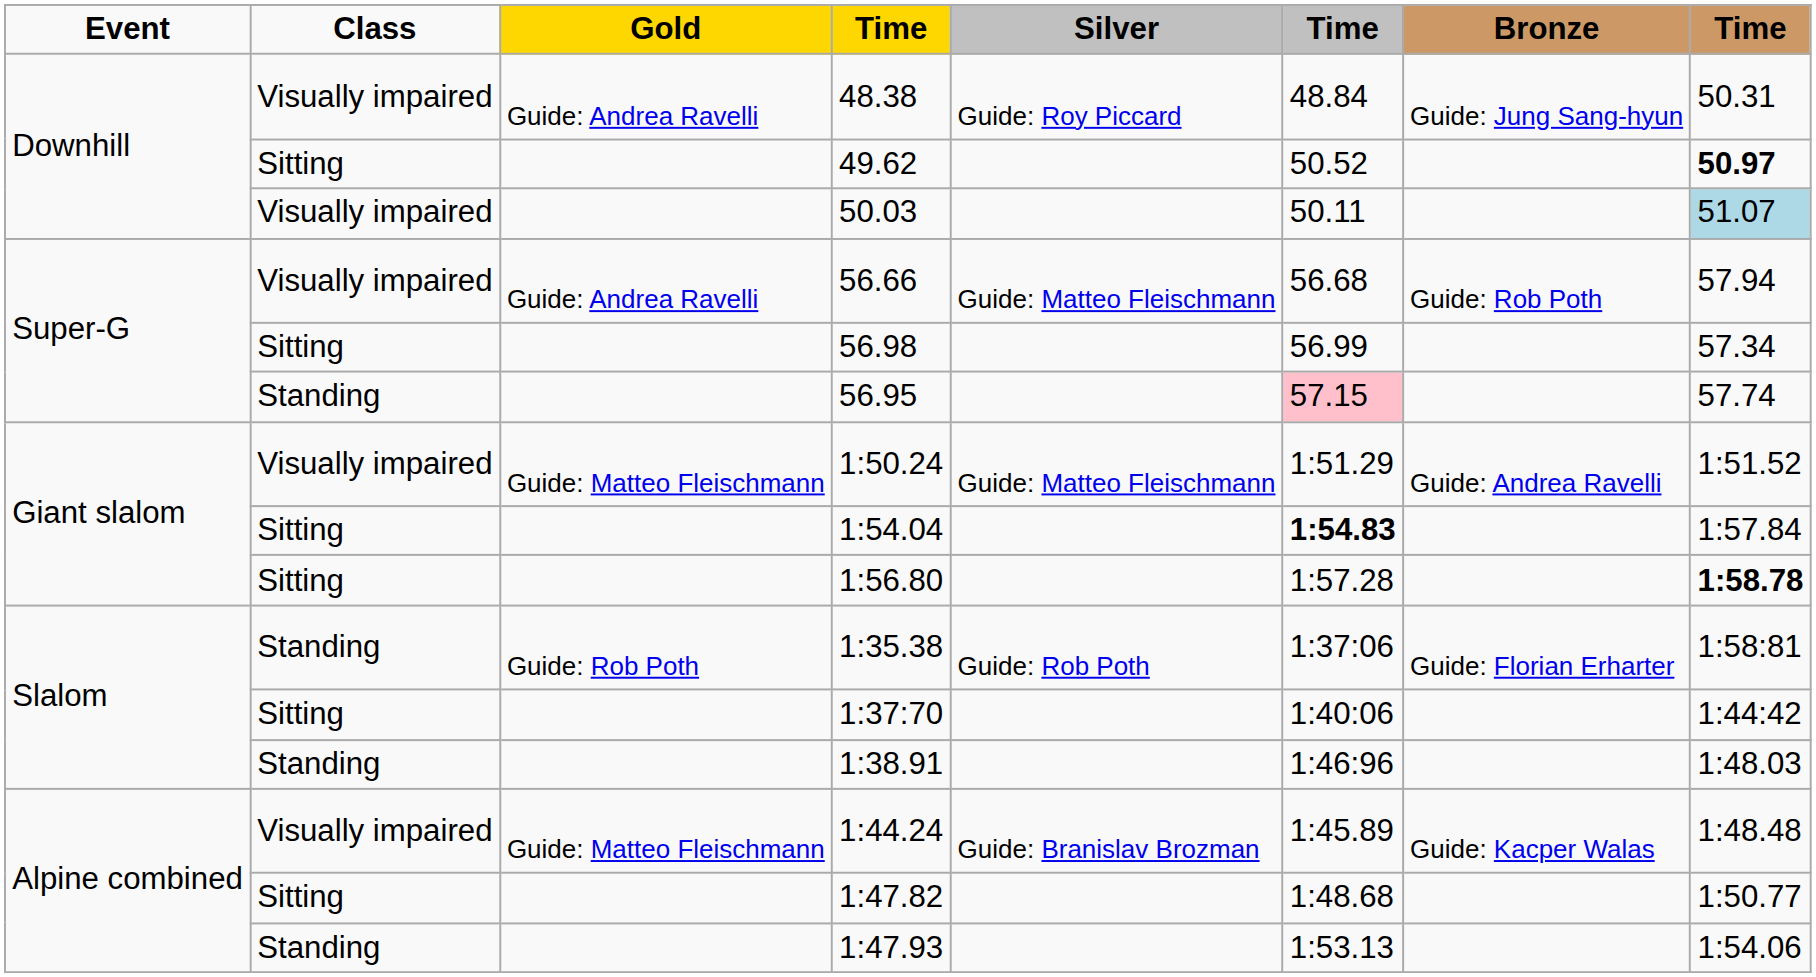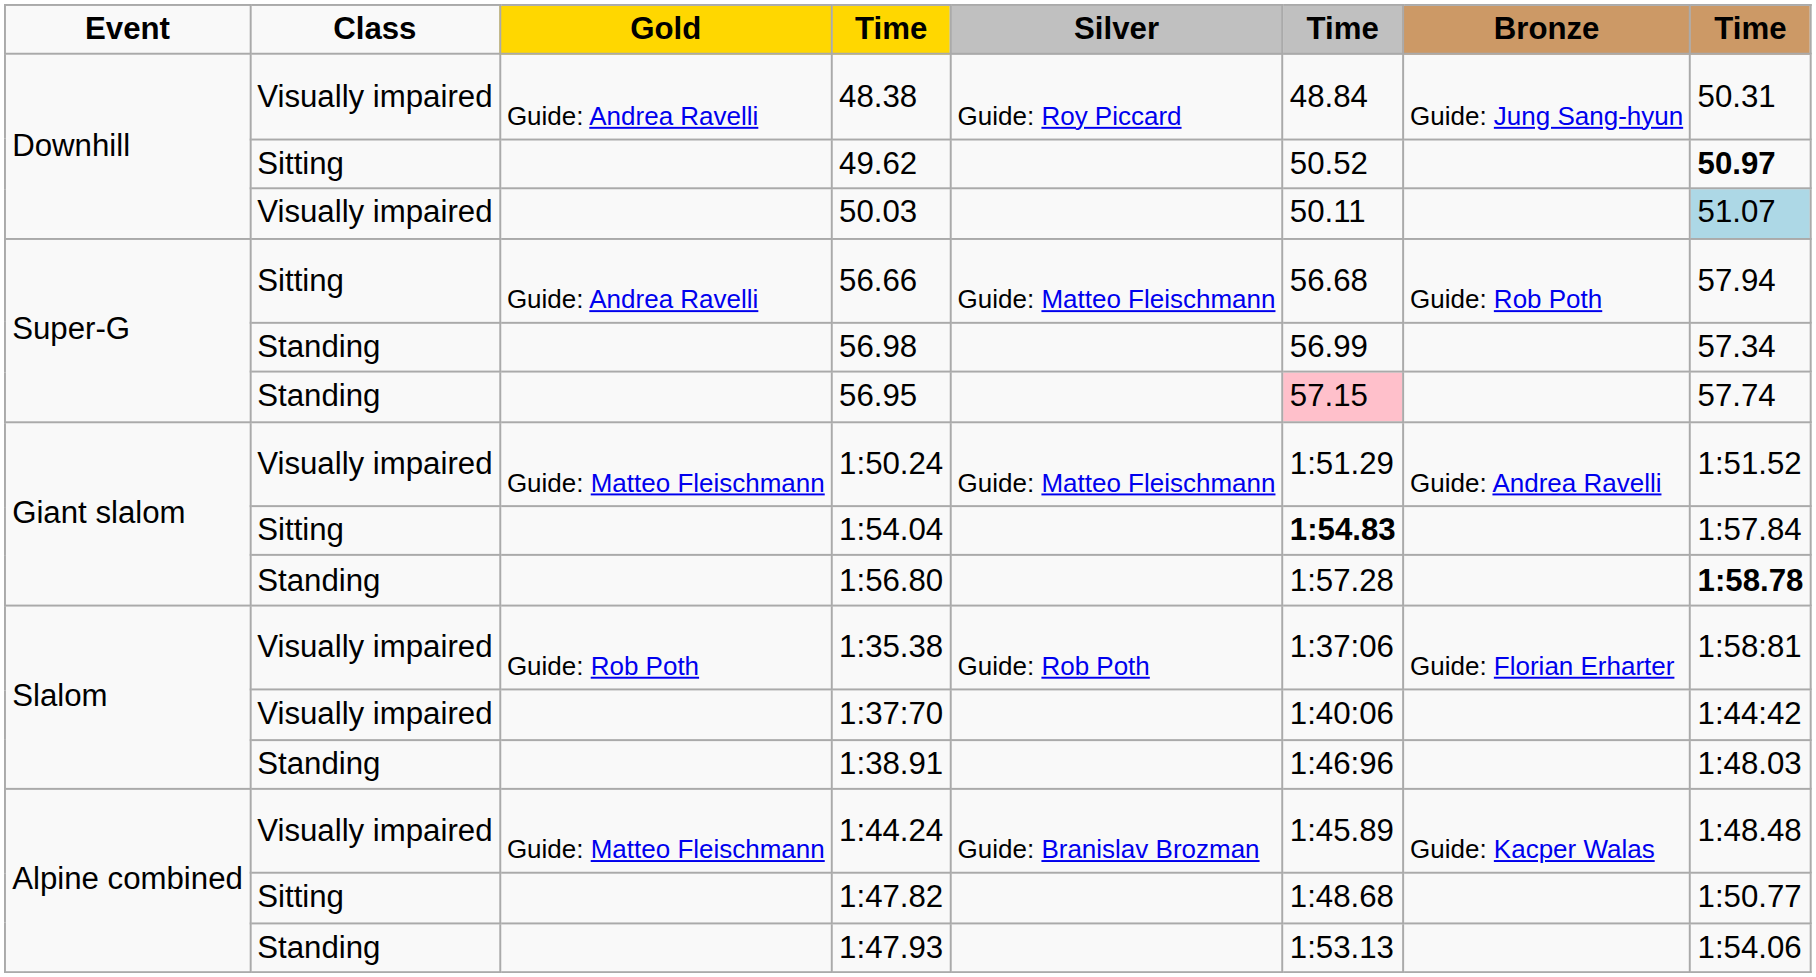(375, 279) Visually impaired -> (301, 279) Sitting
(301, 346) Sitting -> (319, 346) Standing
(301, 579) Sitting -> (319, 579) Standing
(319, 646) Standing -> (375, 646) Visually impaired
(301, 713) Sitting -> (375, 713) Visually impaired
